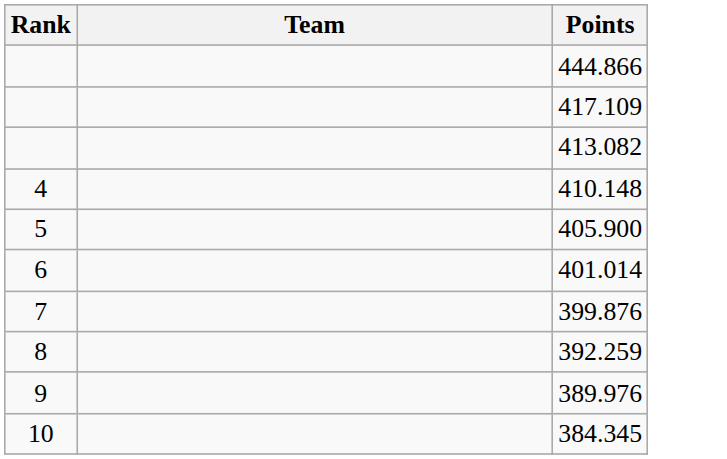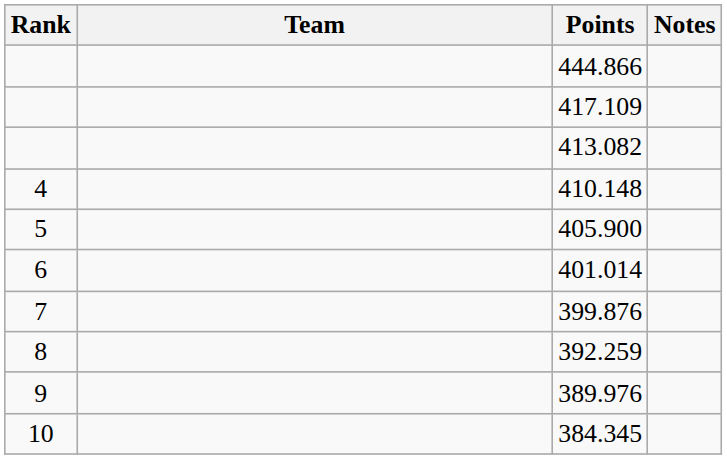+ column: (685, 24)
